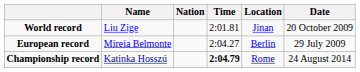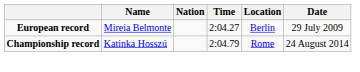- row: (53, 28)
(224, 59) bold -> (224, 43) normal
